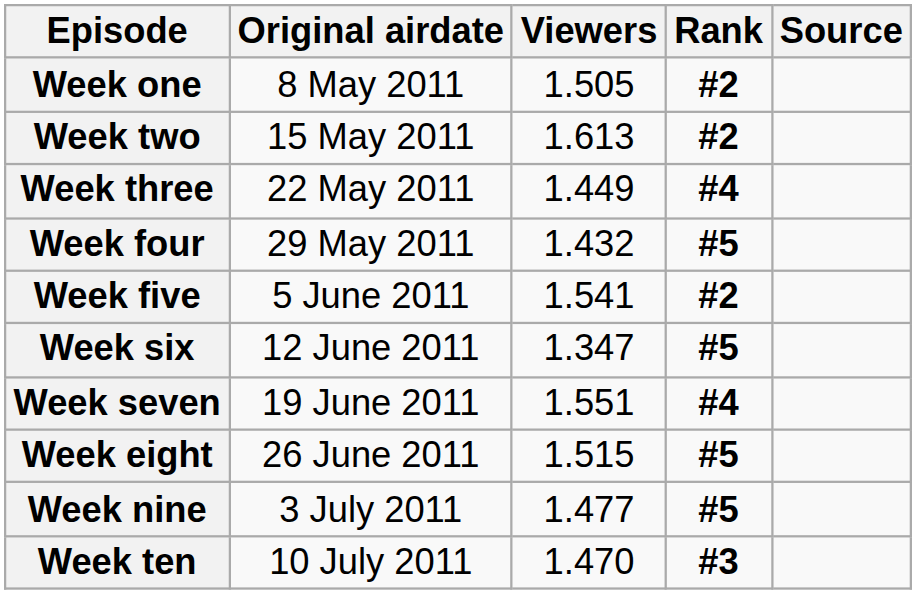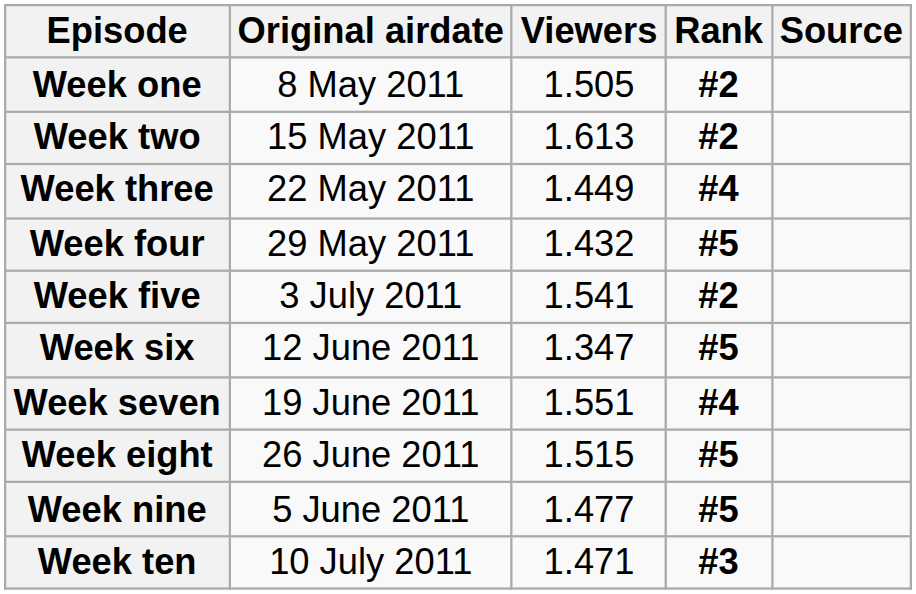(371, 296) 5 June 2011 -> (371, 296) 3 July 2011
(371, 508) 3 July 2011 -> (371, 508) 5 June 2011
(589, 561) 1.470 -> (589, 561) 1.471
